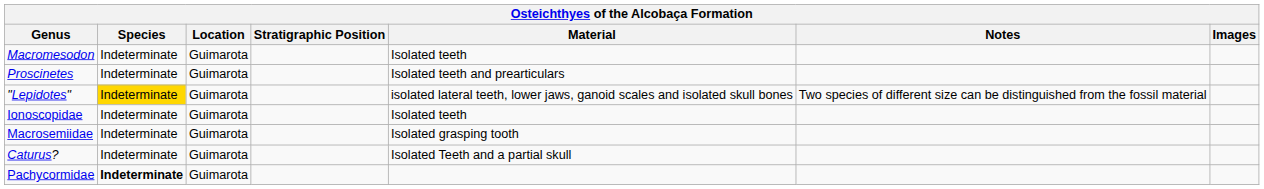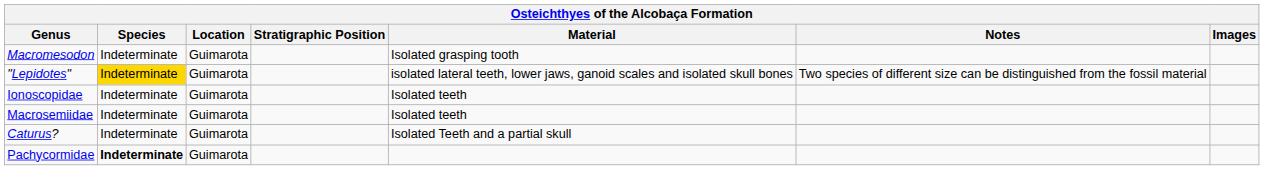(429, 54) Isolated teeth -> (455, 54) Isolated grasping tooth
- row: (40, 74)
(455, 134) Isolated grasping tooth -> (429, 114) Isolated teeth
